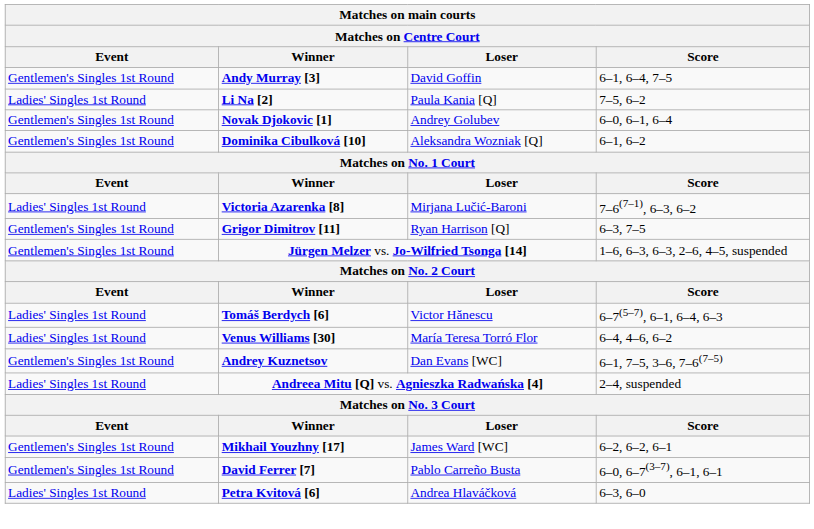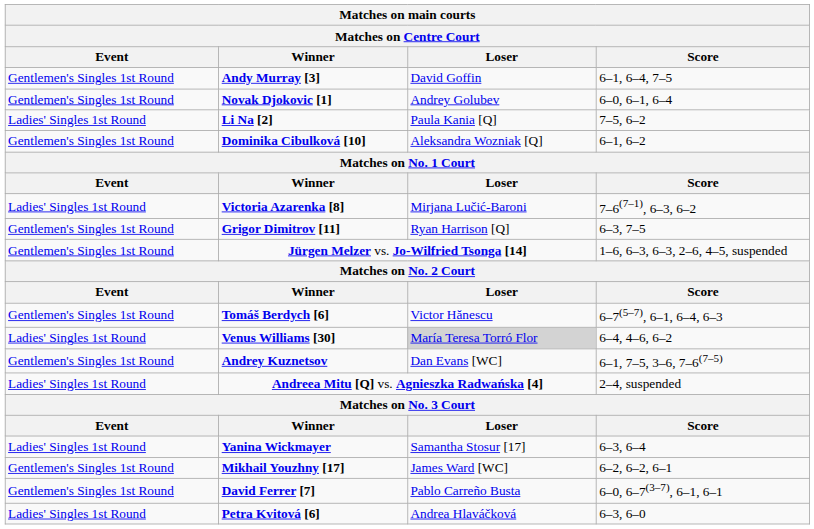rows swapped: (247, 99) <-> (277, 120)
(77, 315) Ladies' Singles 1st Round -> (91, 315) Gentlemen's Singles 1st Round
(474, 338) no background -> (474, 338) lightgrey background
+ row: (276, 447)
